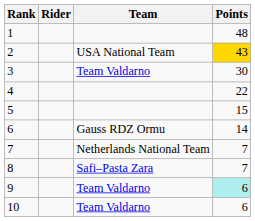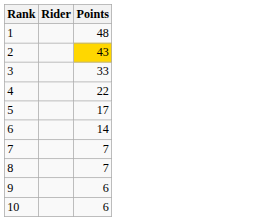- column: (143, 14)
(242, 71) 30 -> (103, 71) 33
(242, 110) 15 -> (103, 110) 17
(245, 187) paleturquoise background -> (106, 187) no background
